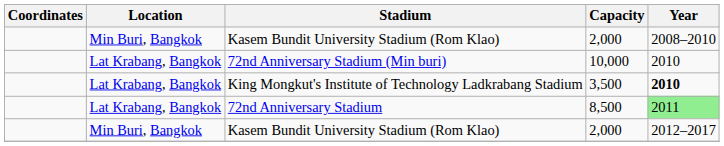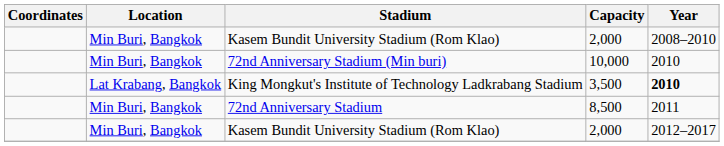(155, 61) Lat Krabang, Bangkok -> (146, 61) Min Buri, Bangkok
(155, 107) Lat Krabang, Bangkok -> (146, 107) Min Buri, Bangkok
(665, 107) lightgreen background -> (665, 107) no background
